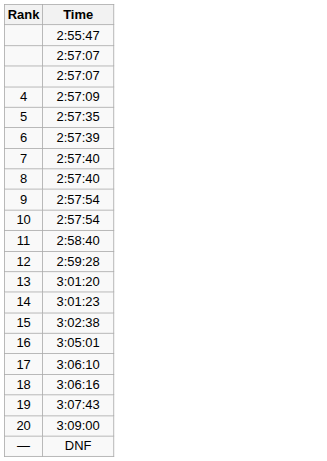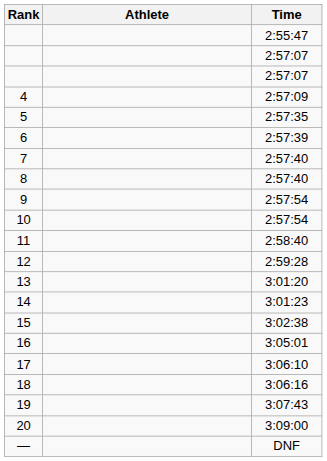+ column: (147, 14)
